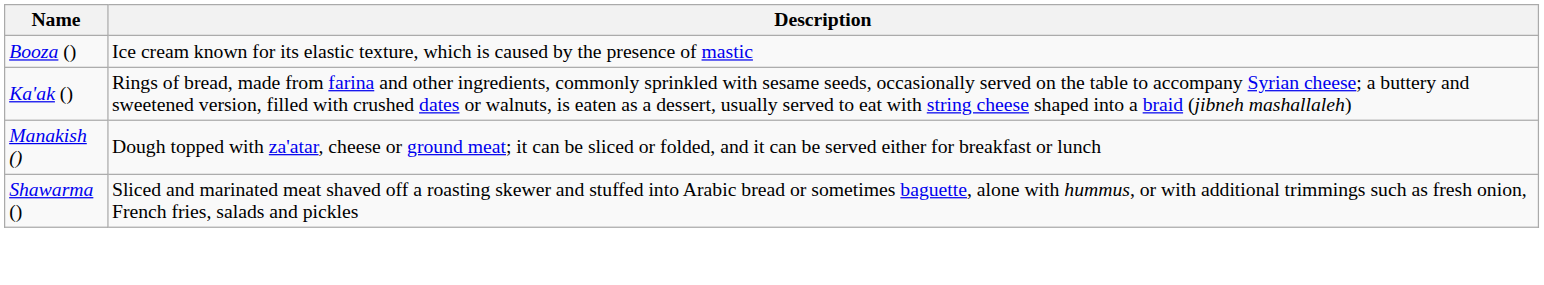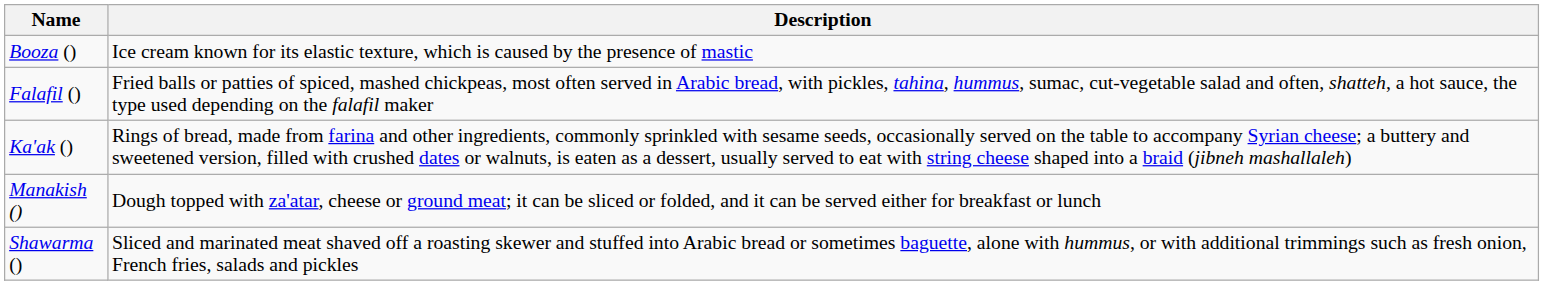+ row: (45, 93)
